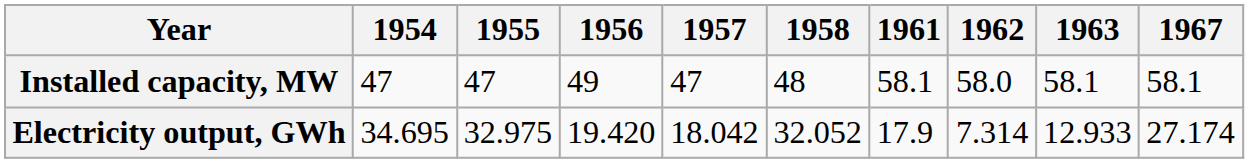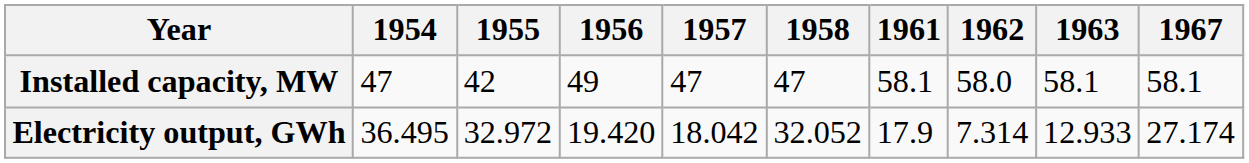(480, 81) 47 -> (480, 81) 42
(790, 81) 48 -> (790, 81) 47
(405, 132) 34.695 -> (405, 132) 36.495
(508, 132) 32.975 -> (508, 132) 32.972
